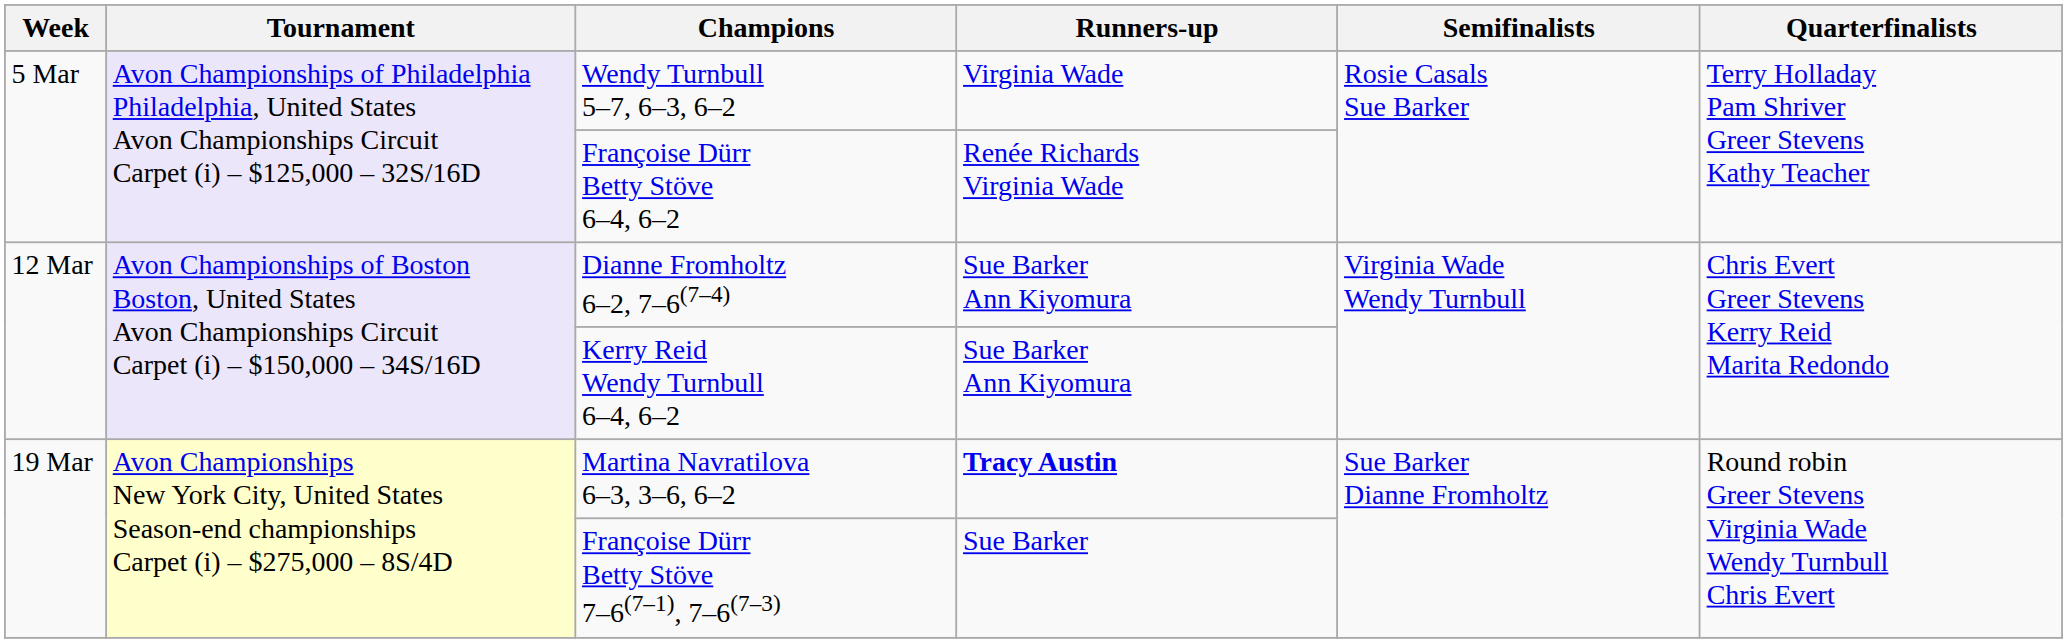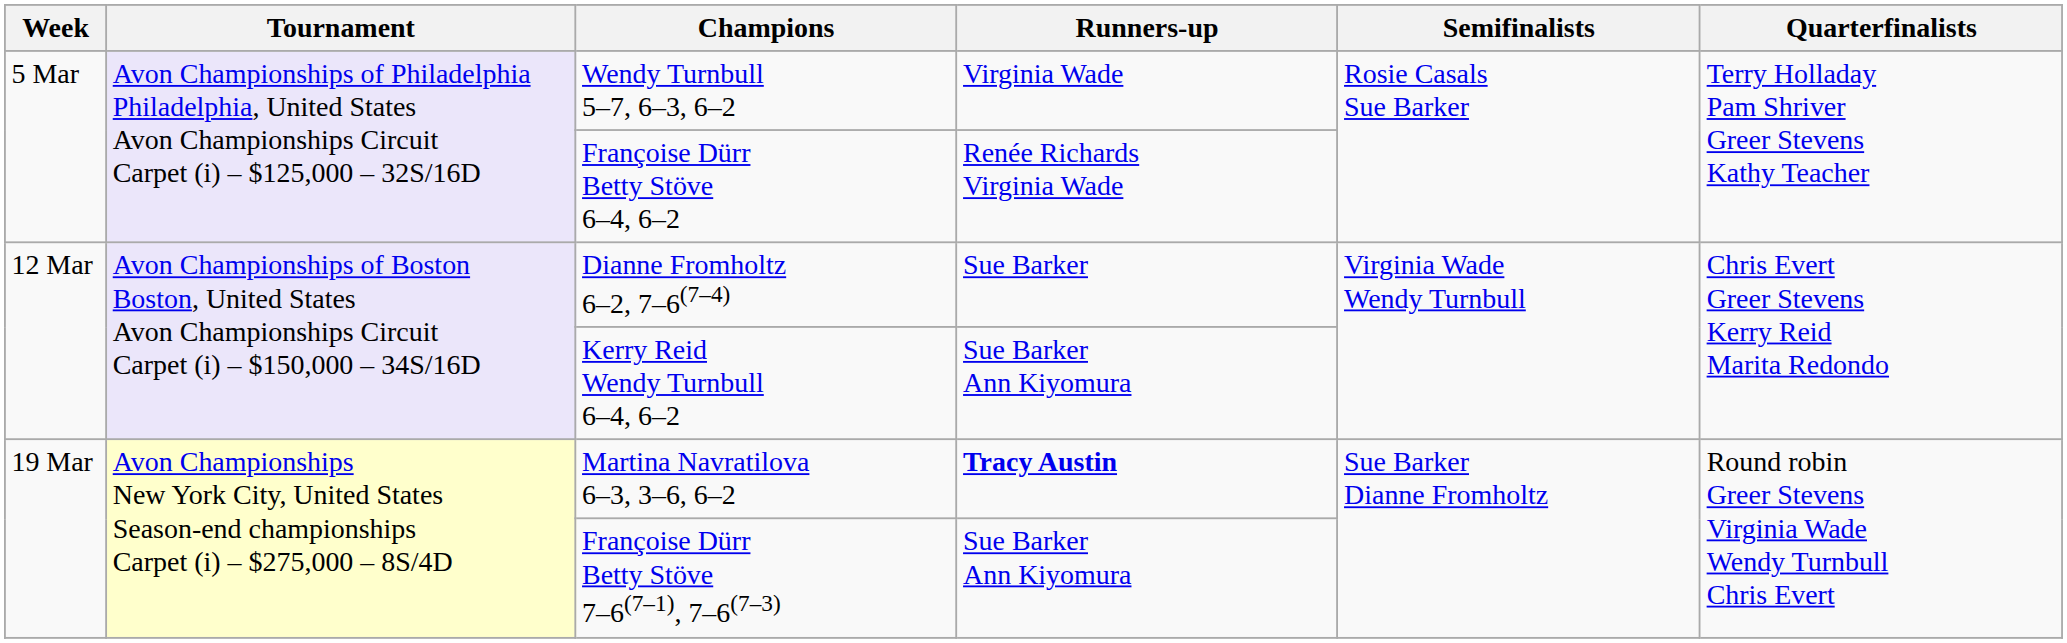(1047, 282) Sue Barker Ann Kiyomura -> (1026, 265) Sue Barker
(1026, 541) Sue Barker -> (1047, 558) Sue Barker Ann Kiyomura
